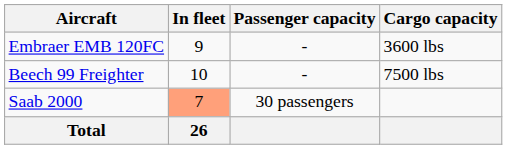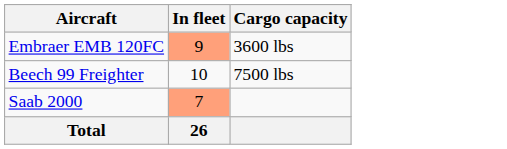- column: (305, 18)
(199, 46) no background -> (199, 46) lightsalmon background
